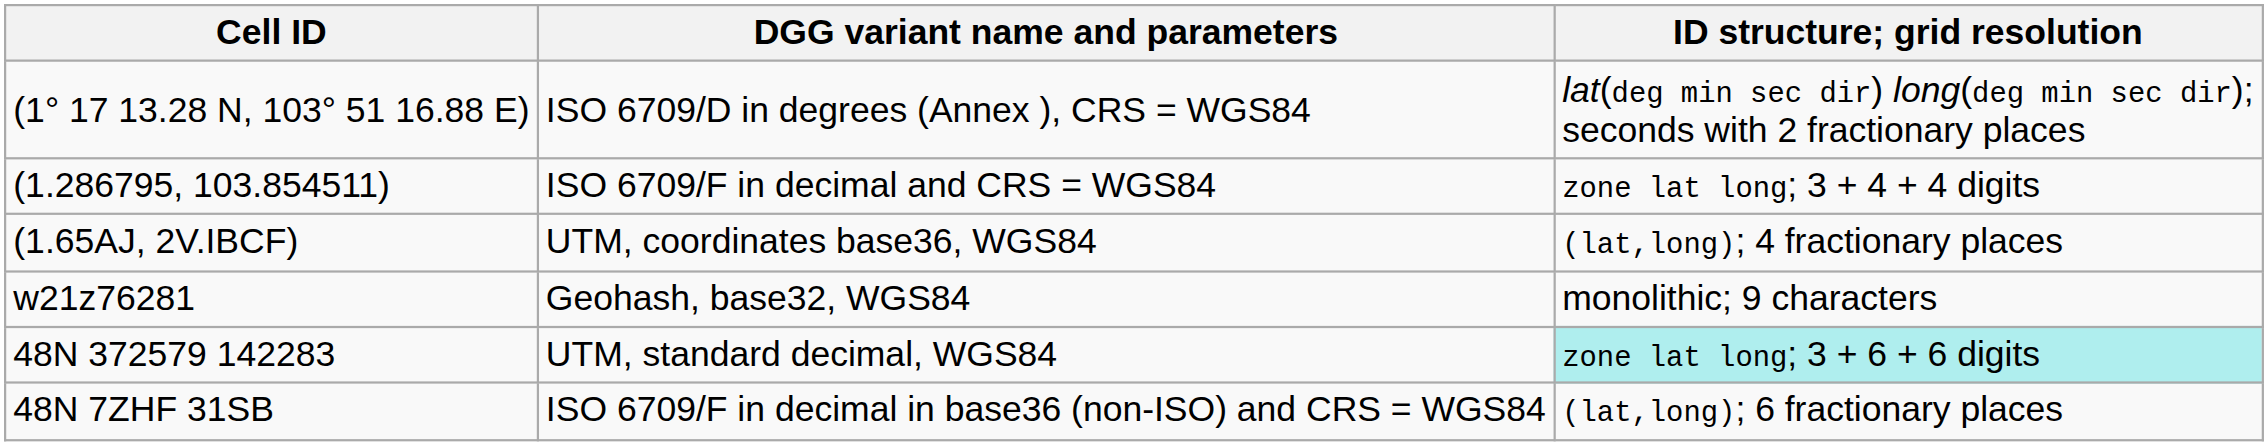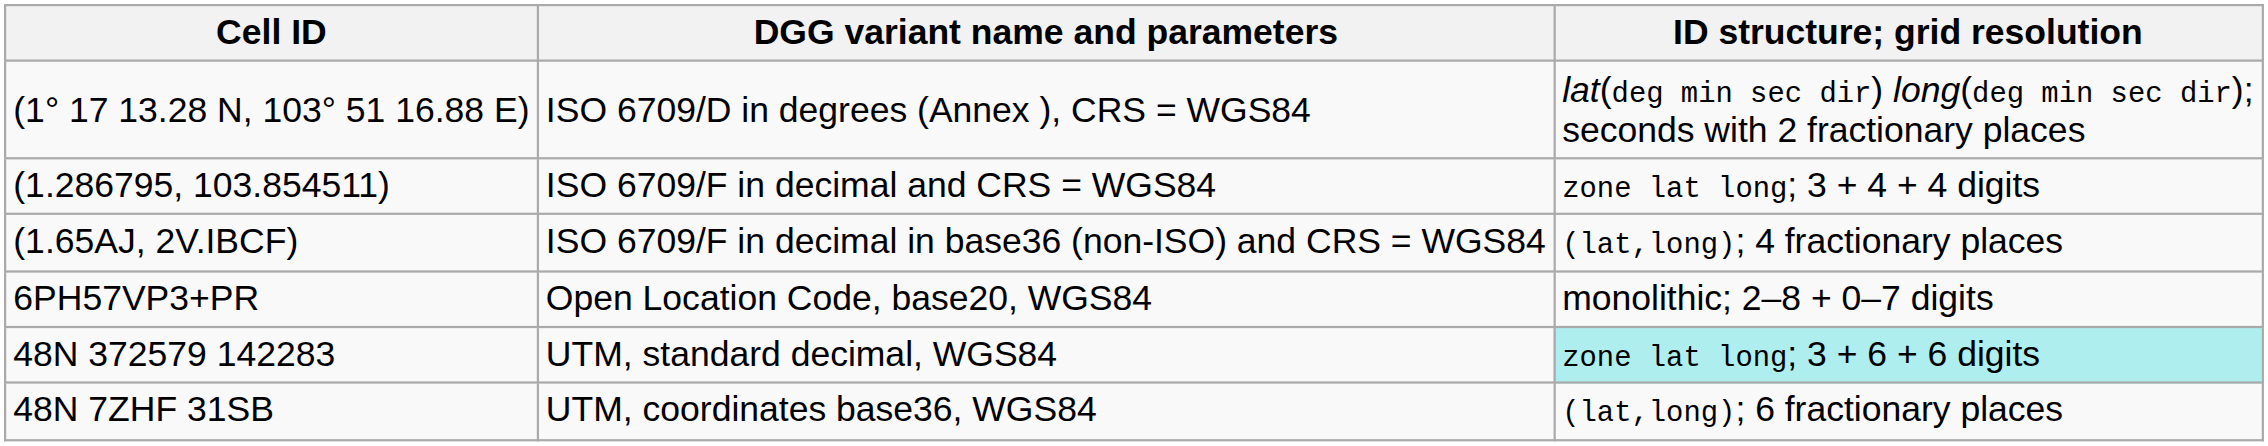(821, 241) UTM, coordinates base36, WGS84 -> (1046, 241) ISO 6709/F in decimal in base36 (non-ISO) and CRS = WGS84
- row: (104, 297)
+ row: (136, 297)
(1046, 410) ISO 6709/F in decimal in base36 (non-ISO) and CRS = WGS84 -> (821, 410) UTM, coordinates base36, WGS84
